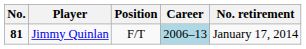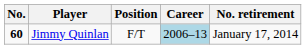(16, 34) 81 -> (16, 34) 60
